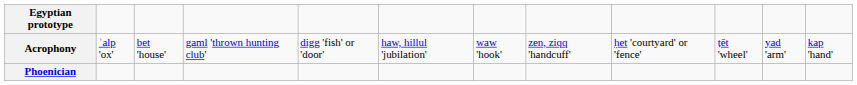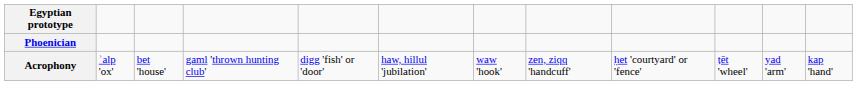rows swapped: (50, 72) <-> (50, 48)
